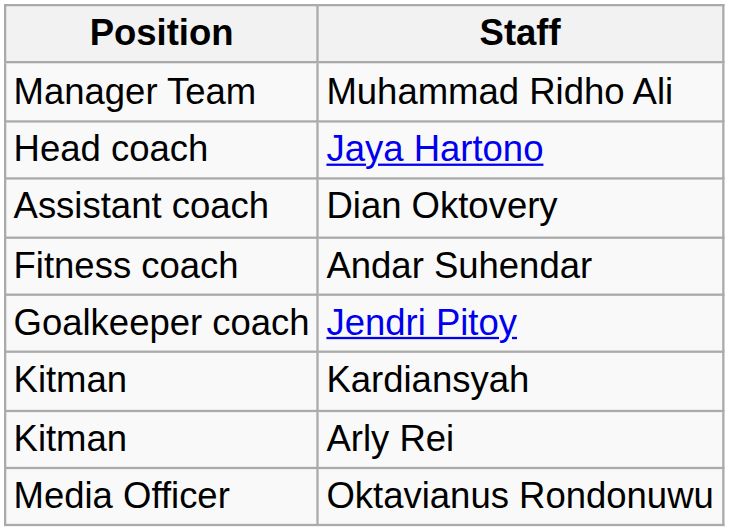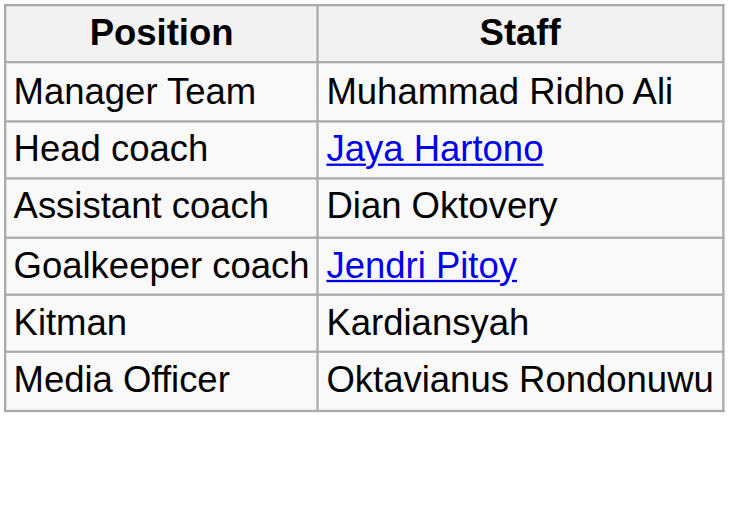- row: (459, 264)
- row: (390, 438)
